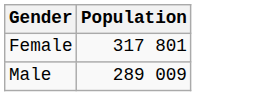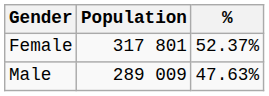+ column: (227, 19)
